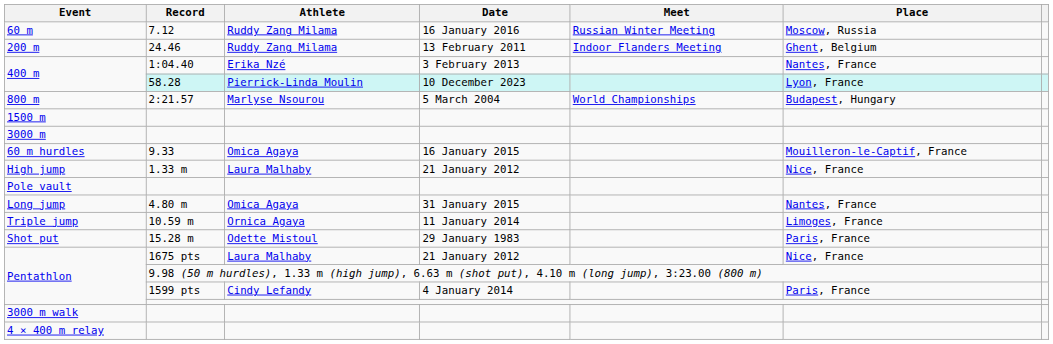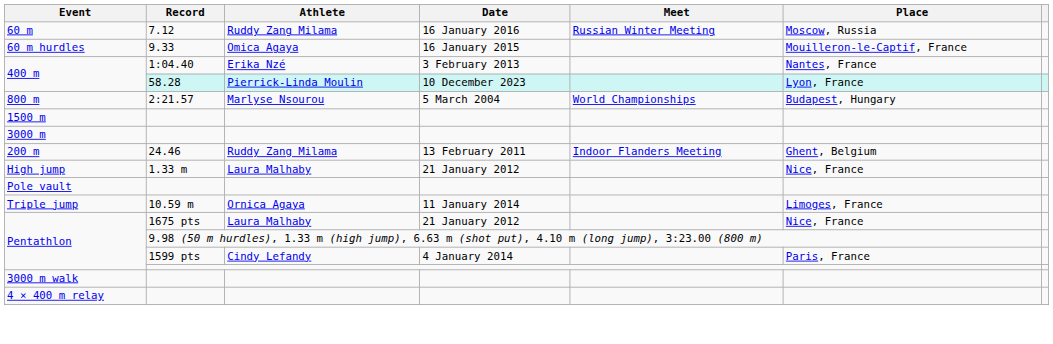rows swapped: (23, 48) <-> (46, 152)
- row: (36, 204)
- row: (33, 239)
